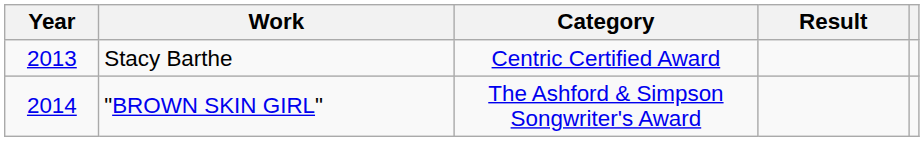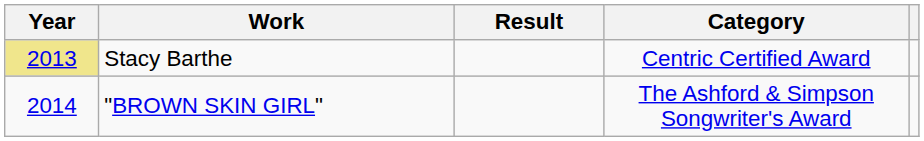columns swapped: (606, 22) <-> (833, 22)
(52, 57) no background -> (52, 57) khaki background
